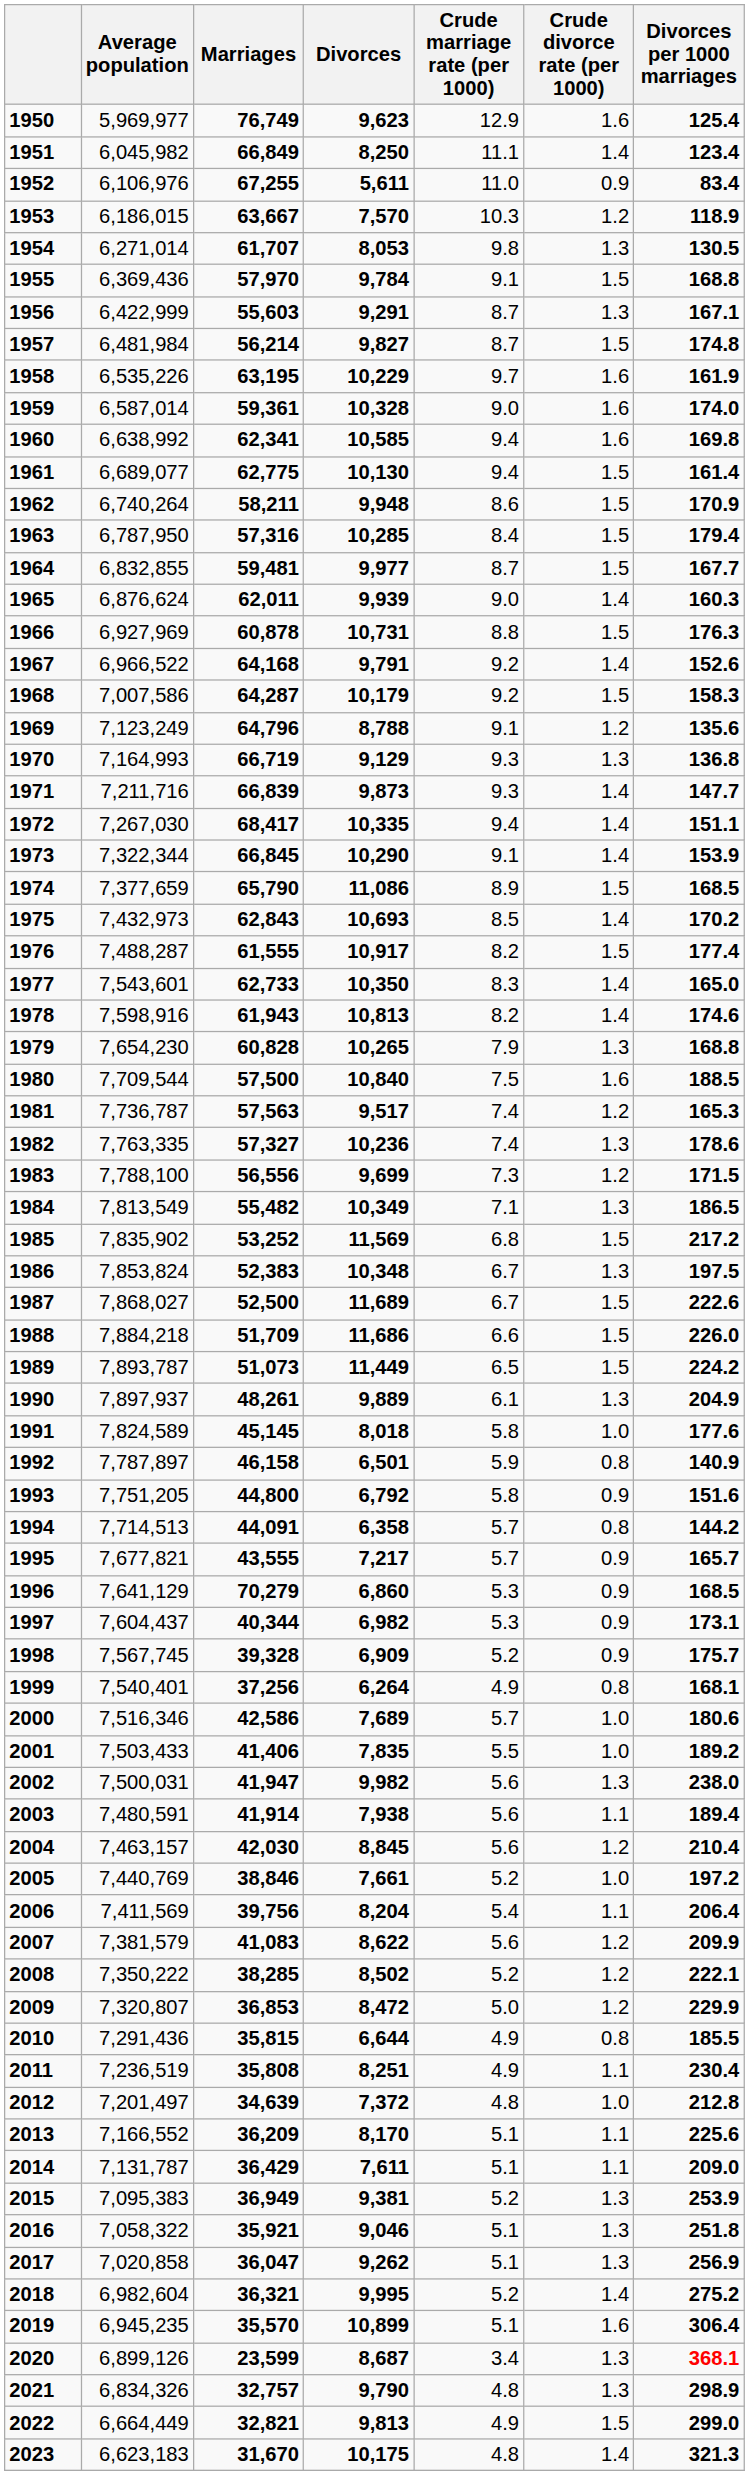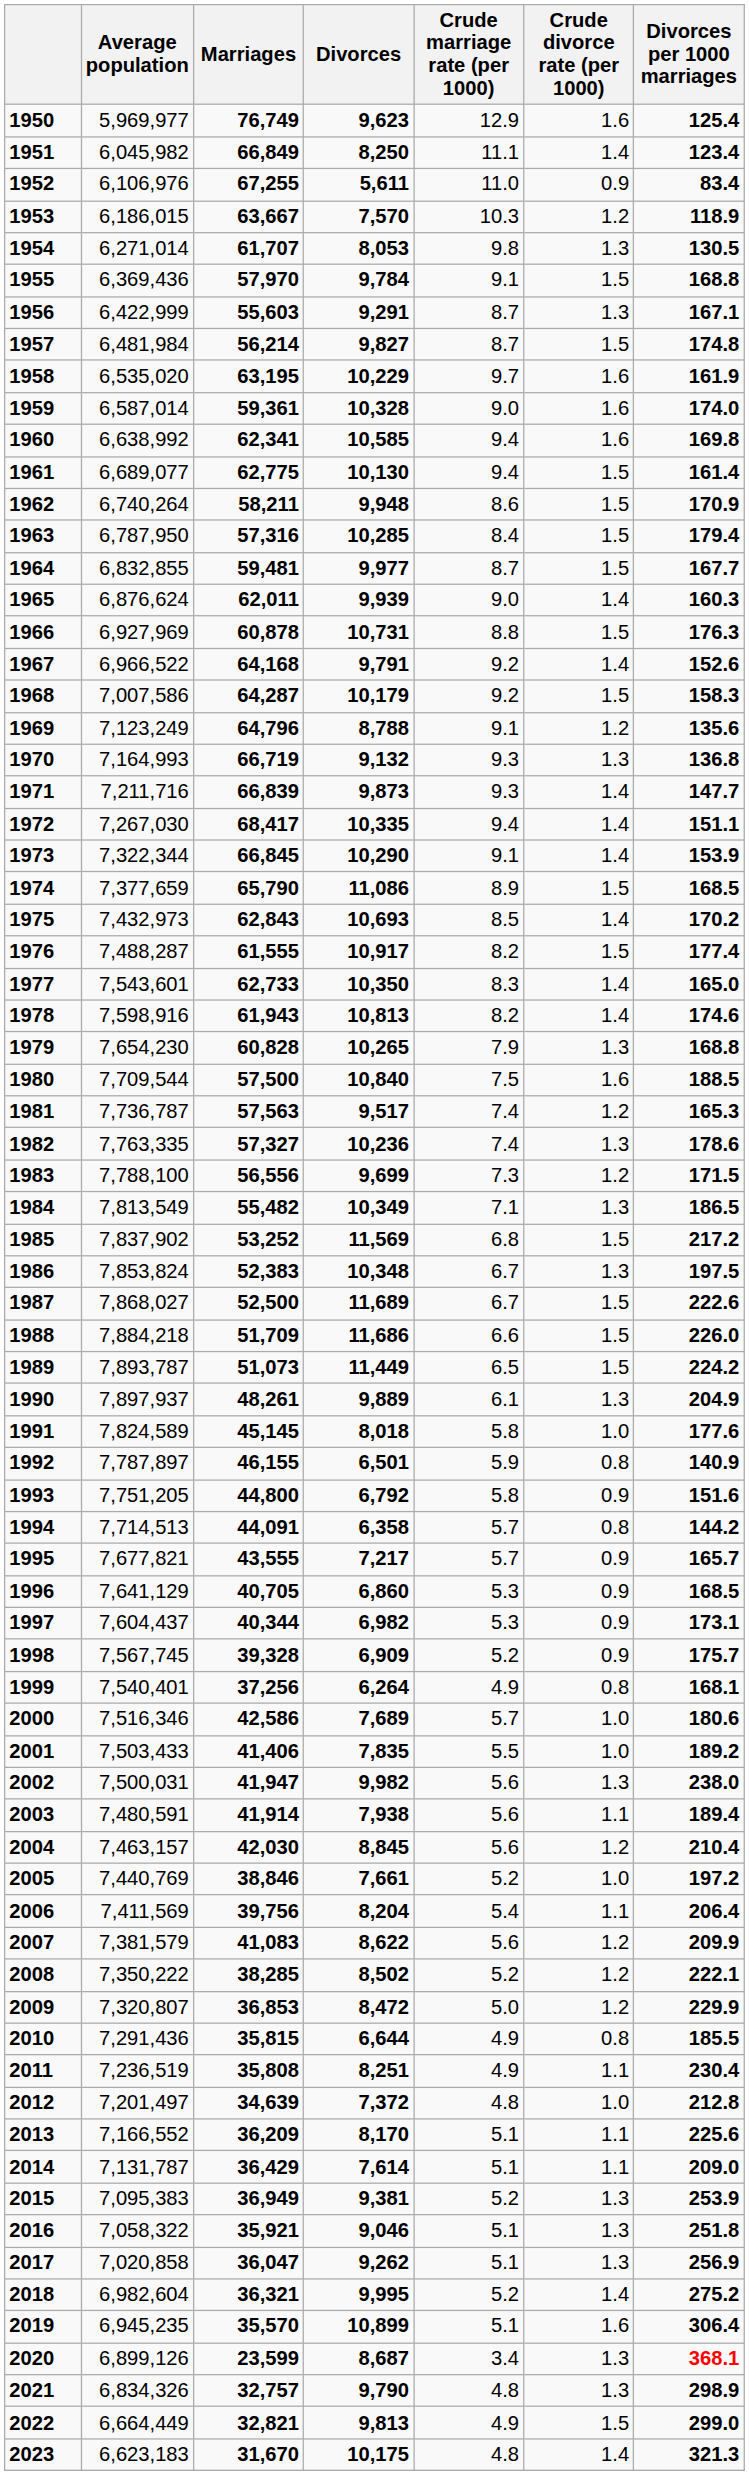(144, 376) 6,535,226 -> (144, 376) 6,535,020
(384, 759) 9,129 -> (384, 759) 9,132
(144, 1239) 7,835,902 -> (144, 1239) 7,837,902
(268, 1463) 46,158 -> (268, 1463) 46,155
(268, 1591) 70,279 -> (268, 1591) 40,705
(384, 2166) 7,611 -> (384, 2166) 7,614
